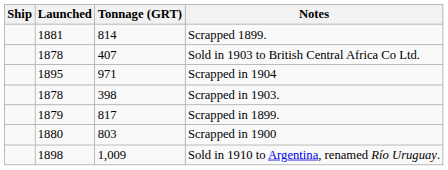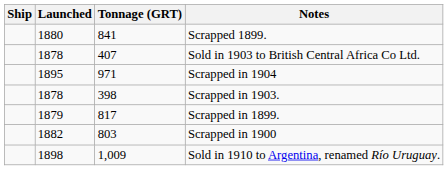(50, 34) 1881 -> (50, 34) 1880
(107, 34) 814 -> (107, 34) 841
(50, 134) 1880 -> (50, 134) 1882
